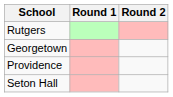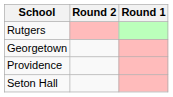columns swapped: (94, 13) <-> (143, 13)
